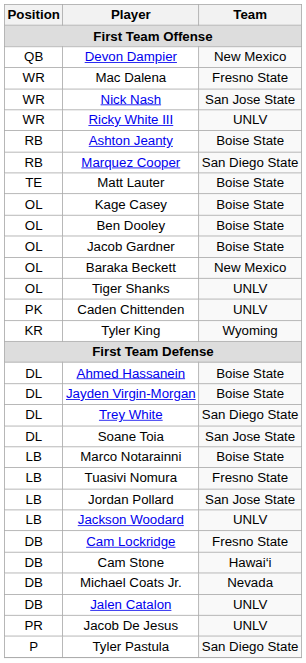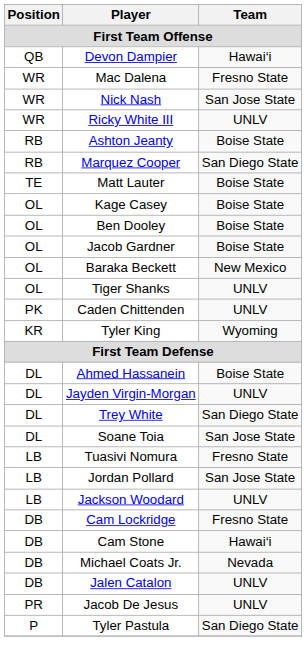(250, 57) New Mexico -> (250, 57) Hawai‘i
(250, 394) Boise State -> (250, 394) UNLV
- row: (131, 457)
